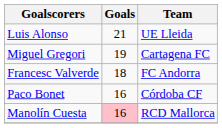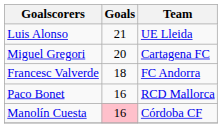(120, 53) 19 -> (120, 53) 20
(172, 93) Córdoba CF -> (178, 93) RCD Mallorca
(178, 113) RCD Mallorca -> (172, 113) Córdoba CF
